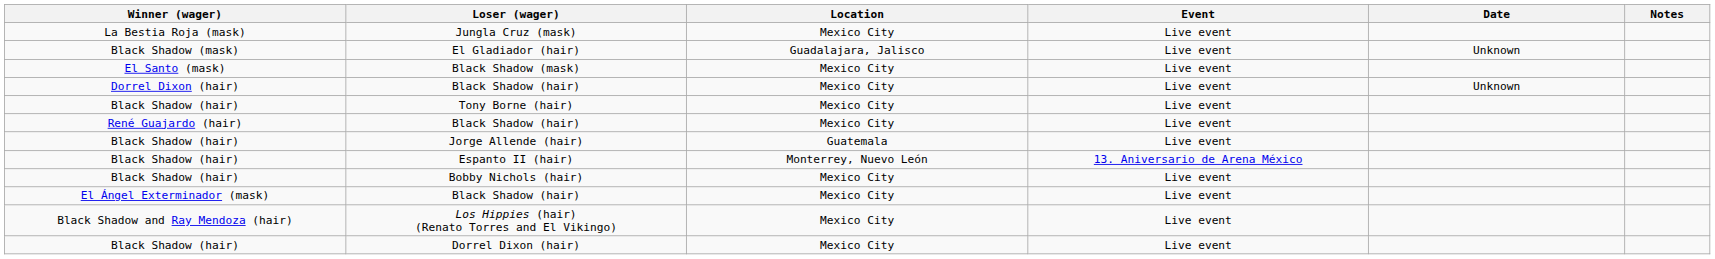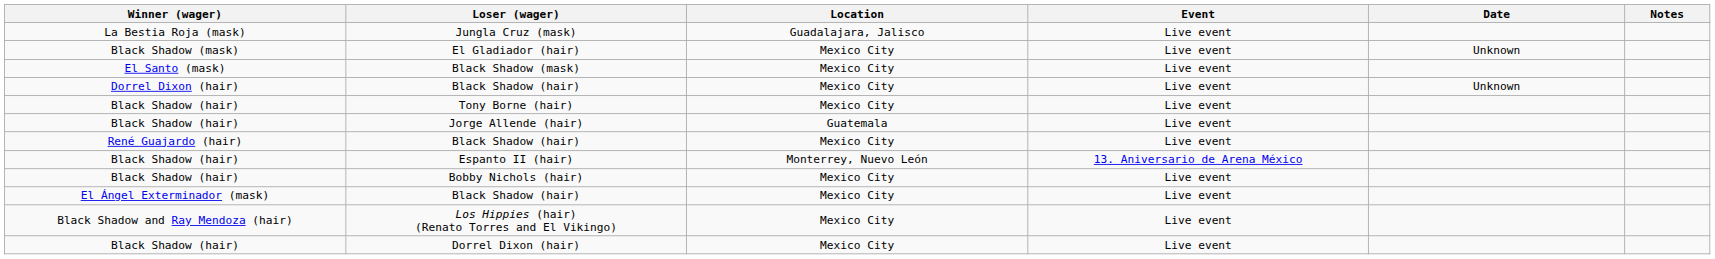(857, 32) Mexico City -> (857, 32) Guadalajara, Jalisco
(857, 50) Guadalajara, Jalisco -> (857, 50) Mexico City
rows swapped: (175, 141) <-> (175, 123)
